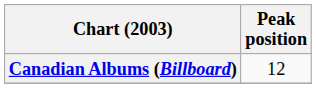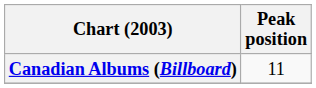(276, 68) 12 -> (276, 68) 11
